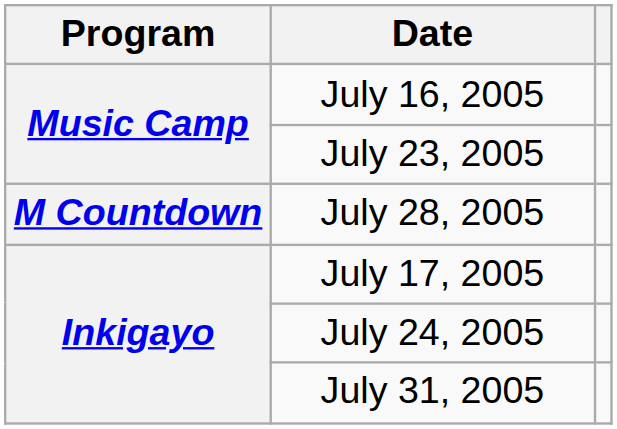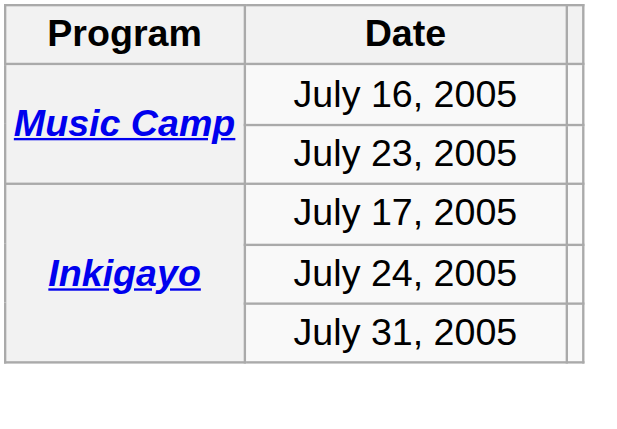- row: (432, 213)
